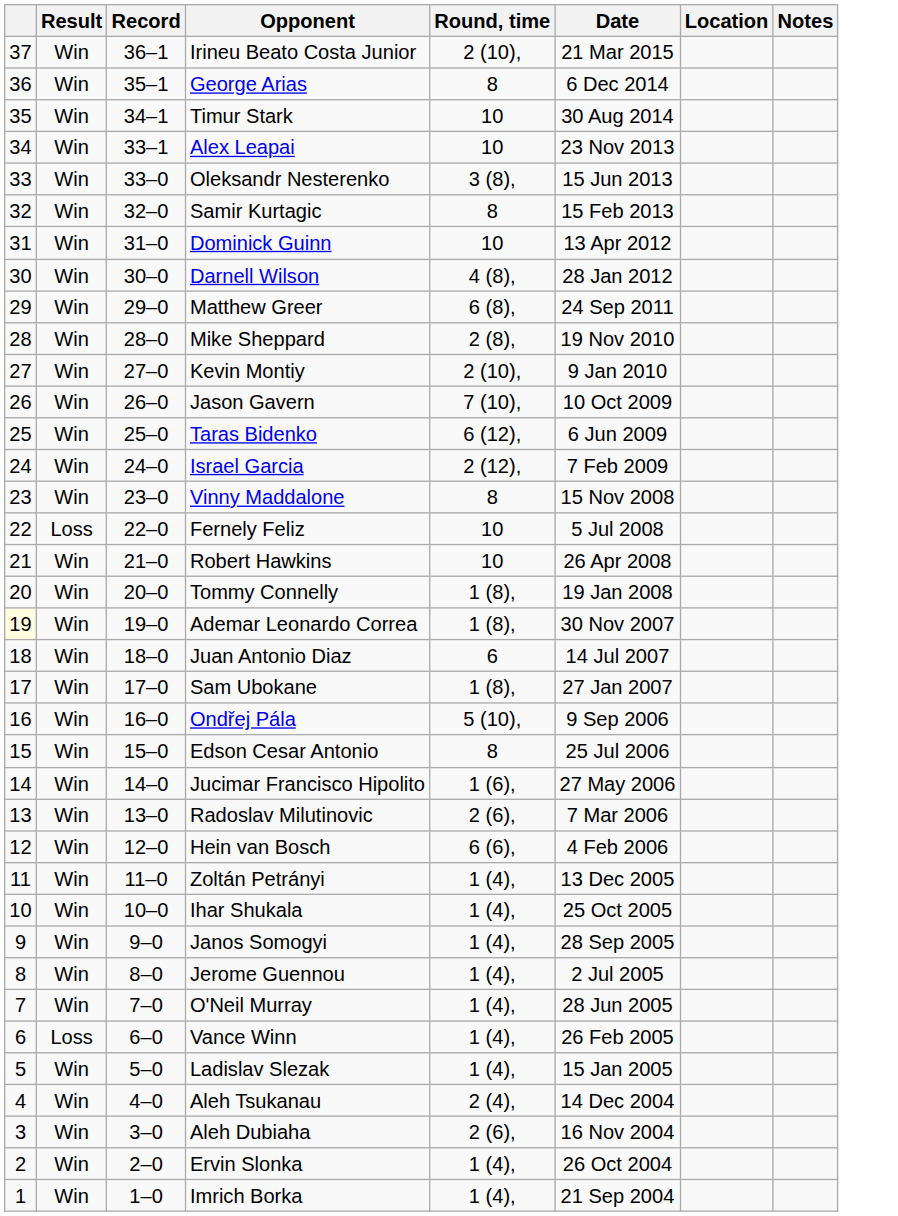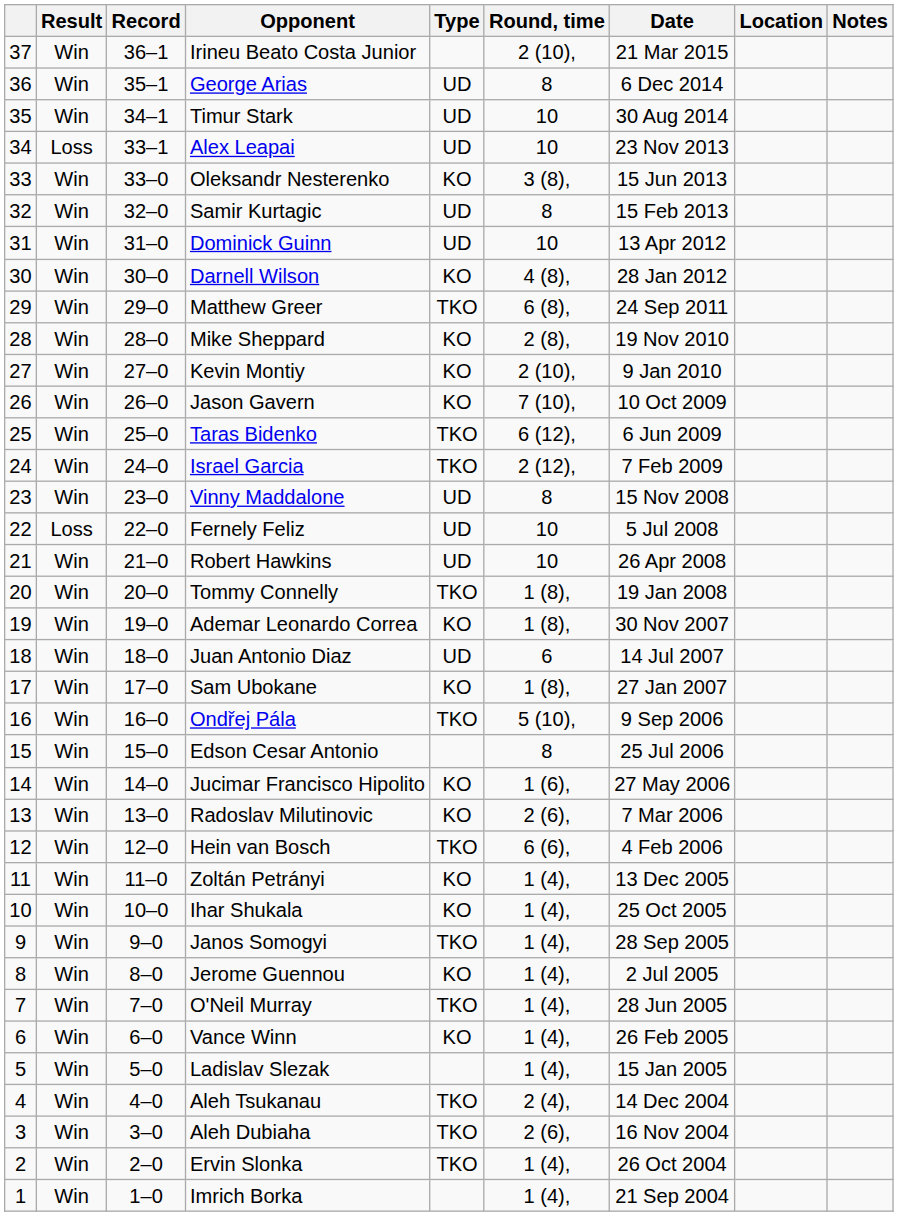+ column: (457, 21)
(72, 148) Win -> (72, 148) Loss
(20, 624) lightyellow background -> (20, 624) no background
(72, 1037) Loss -> (72, 1037) Win
